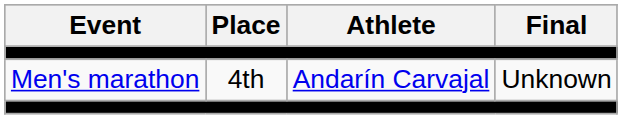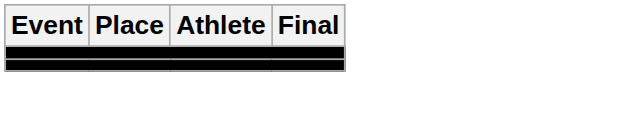- row: (105, 79)
